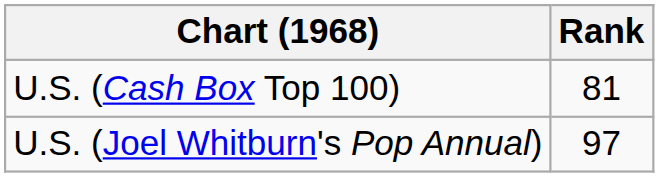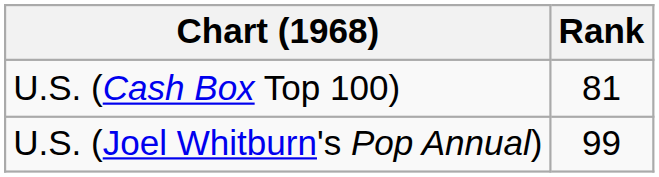(601, 143) 97 -> (601, 143) 99
